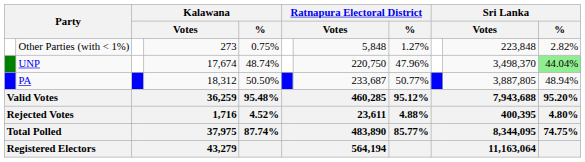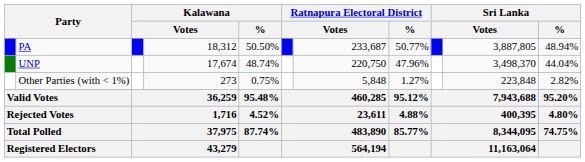rows swapped: (25, 81) <-> (74, 47)
(562, 64) lightgreen background -> (562, 64) no background
